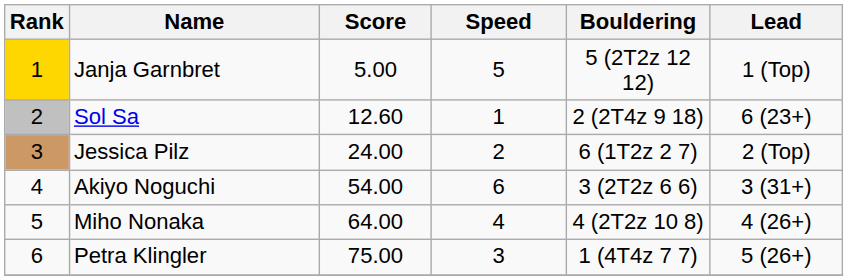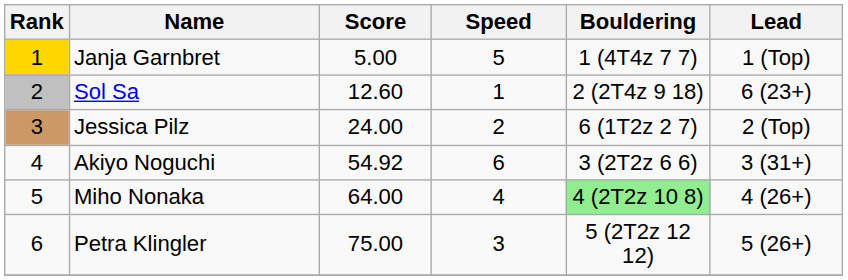(638, 69) 5 (2T2z 12 12) -> (638, 57) 1 (4T4z 7 7)
(375, 186) 54.00 -> (375, 162) 54.92
(638, 221) no background -> (638, 197) lightgreen background
(638, 256) 1 (4T4z 7 7) -> (638, 244) 5 (2T2z 12 12)
